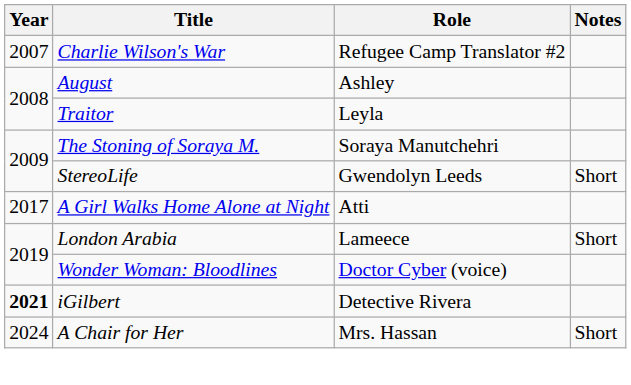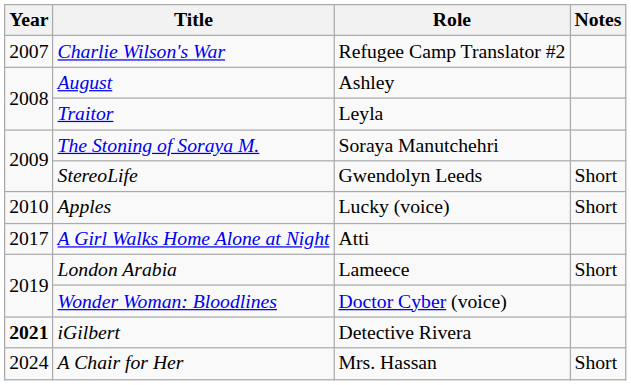+ row: (84, 207)
